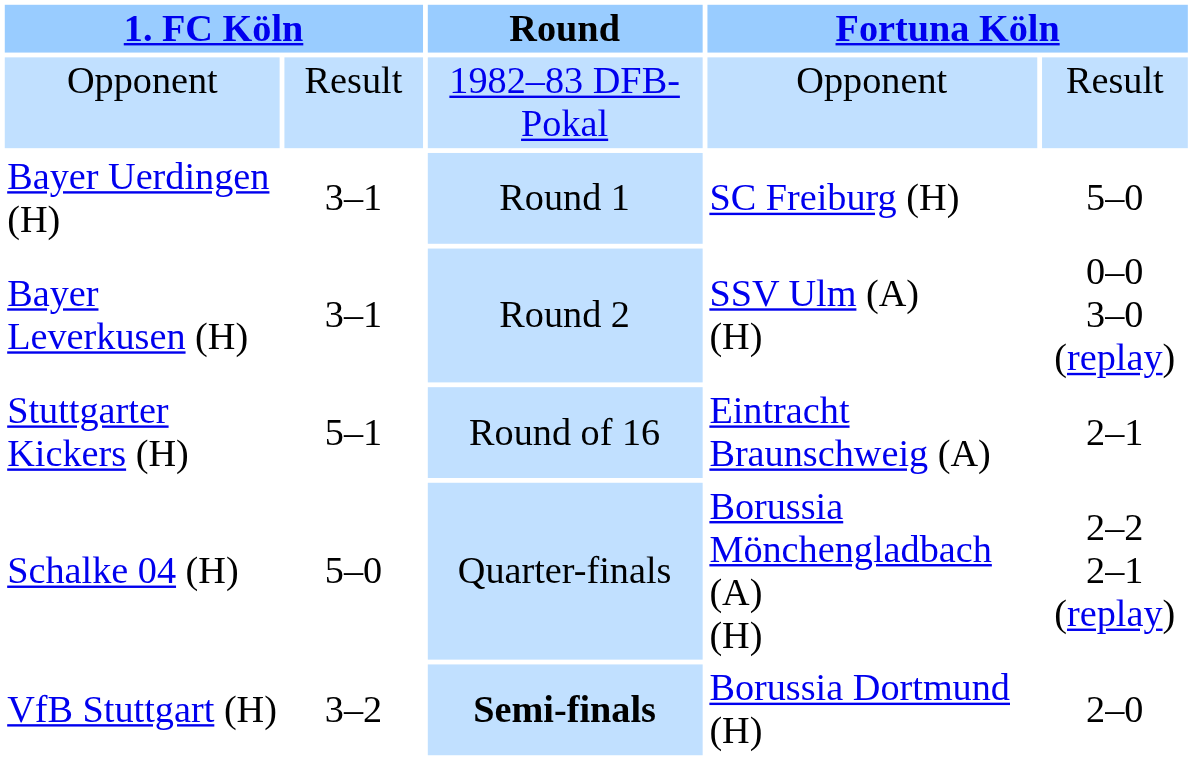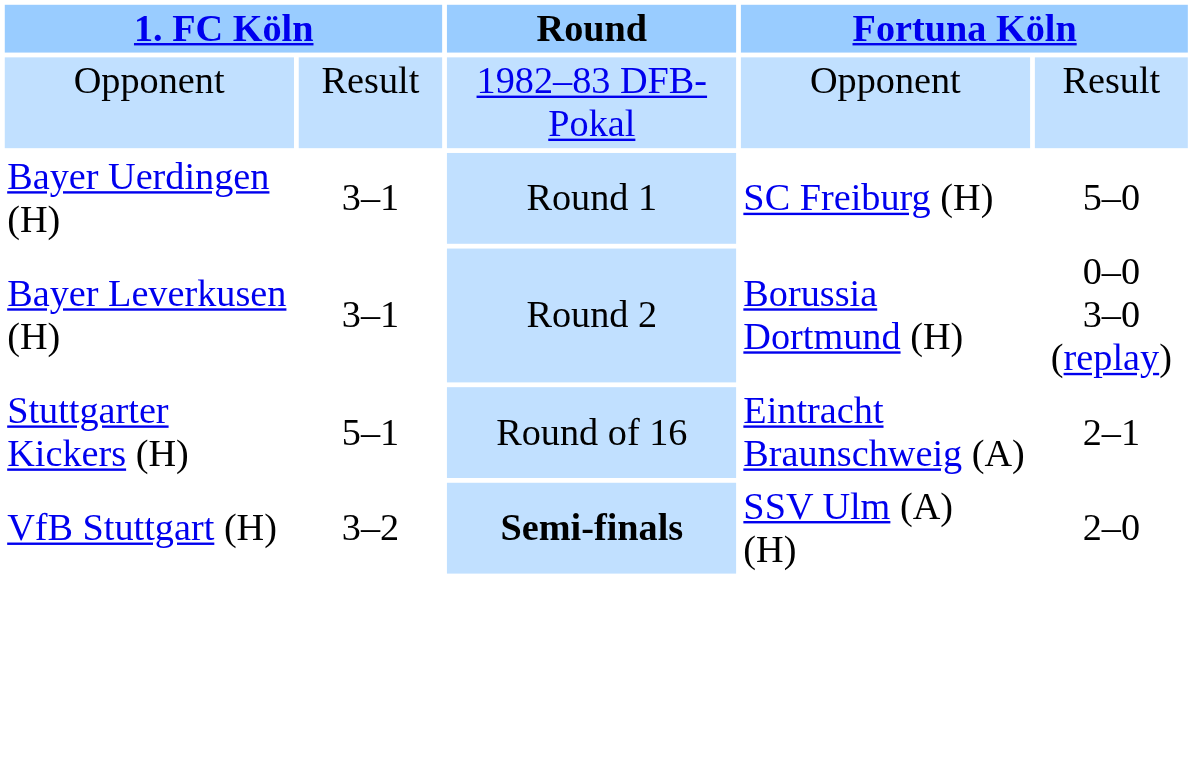(814, 314) SSV Ulm (A) (H) -> (853, 314) Borussia Dortmund (H)
- row: (123, 570)
(860, 709) Borussia Dortmund (H) -> (848, 527) SSV Ulm (A) (H)
